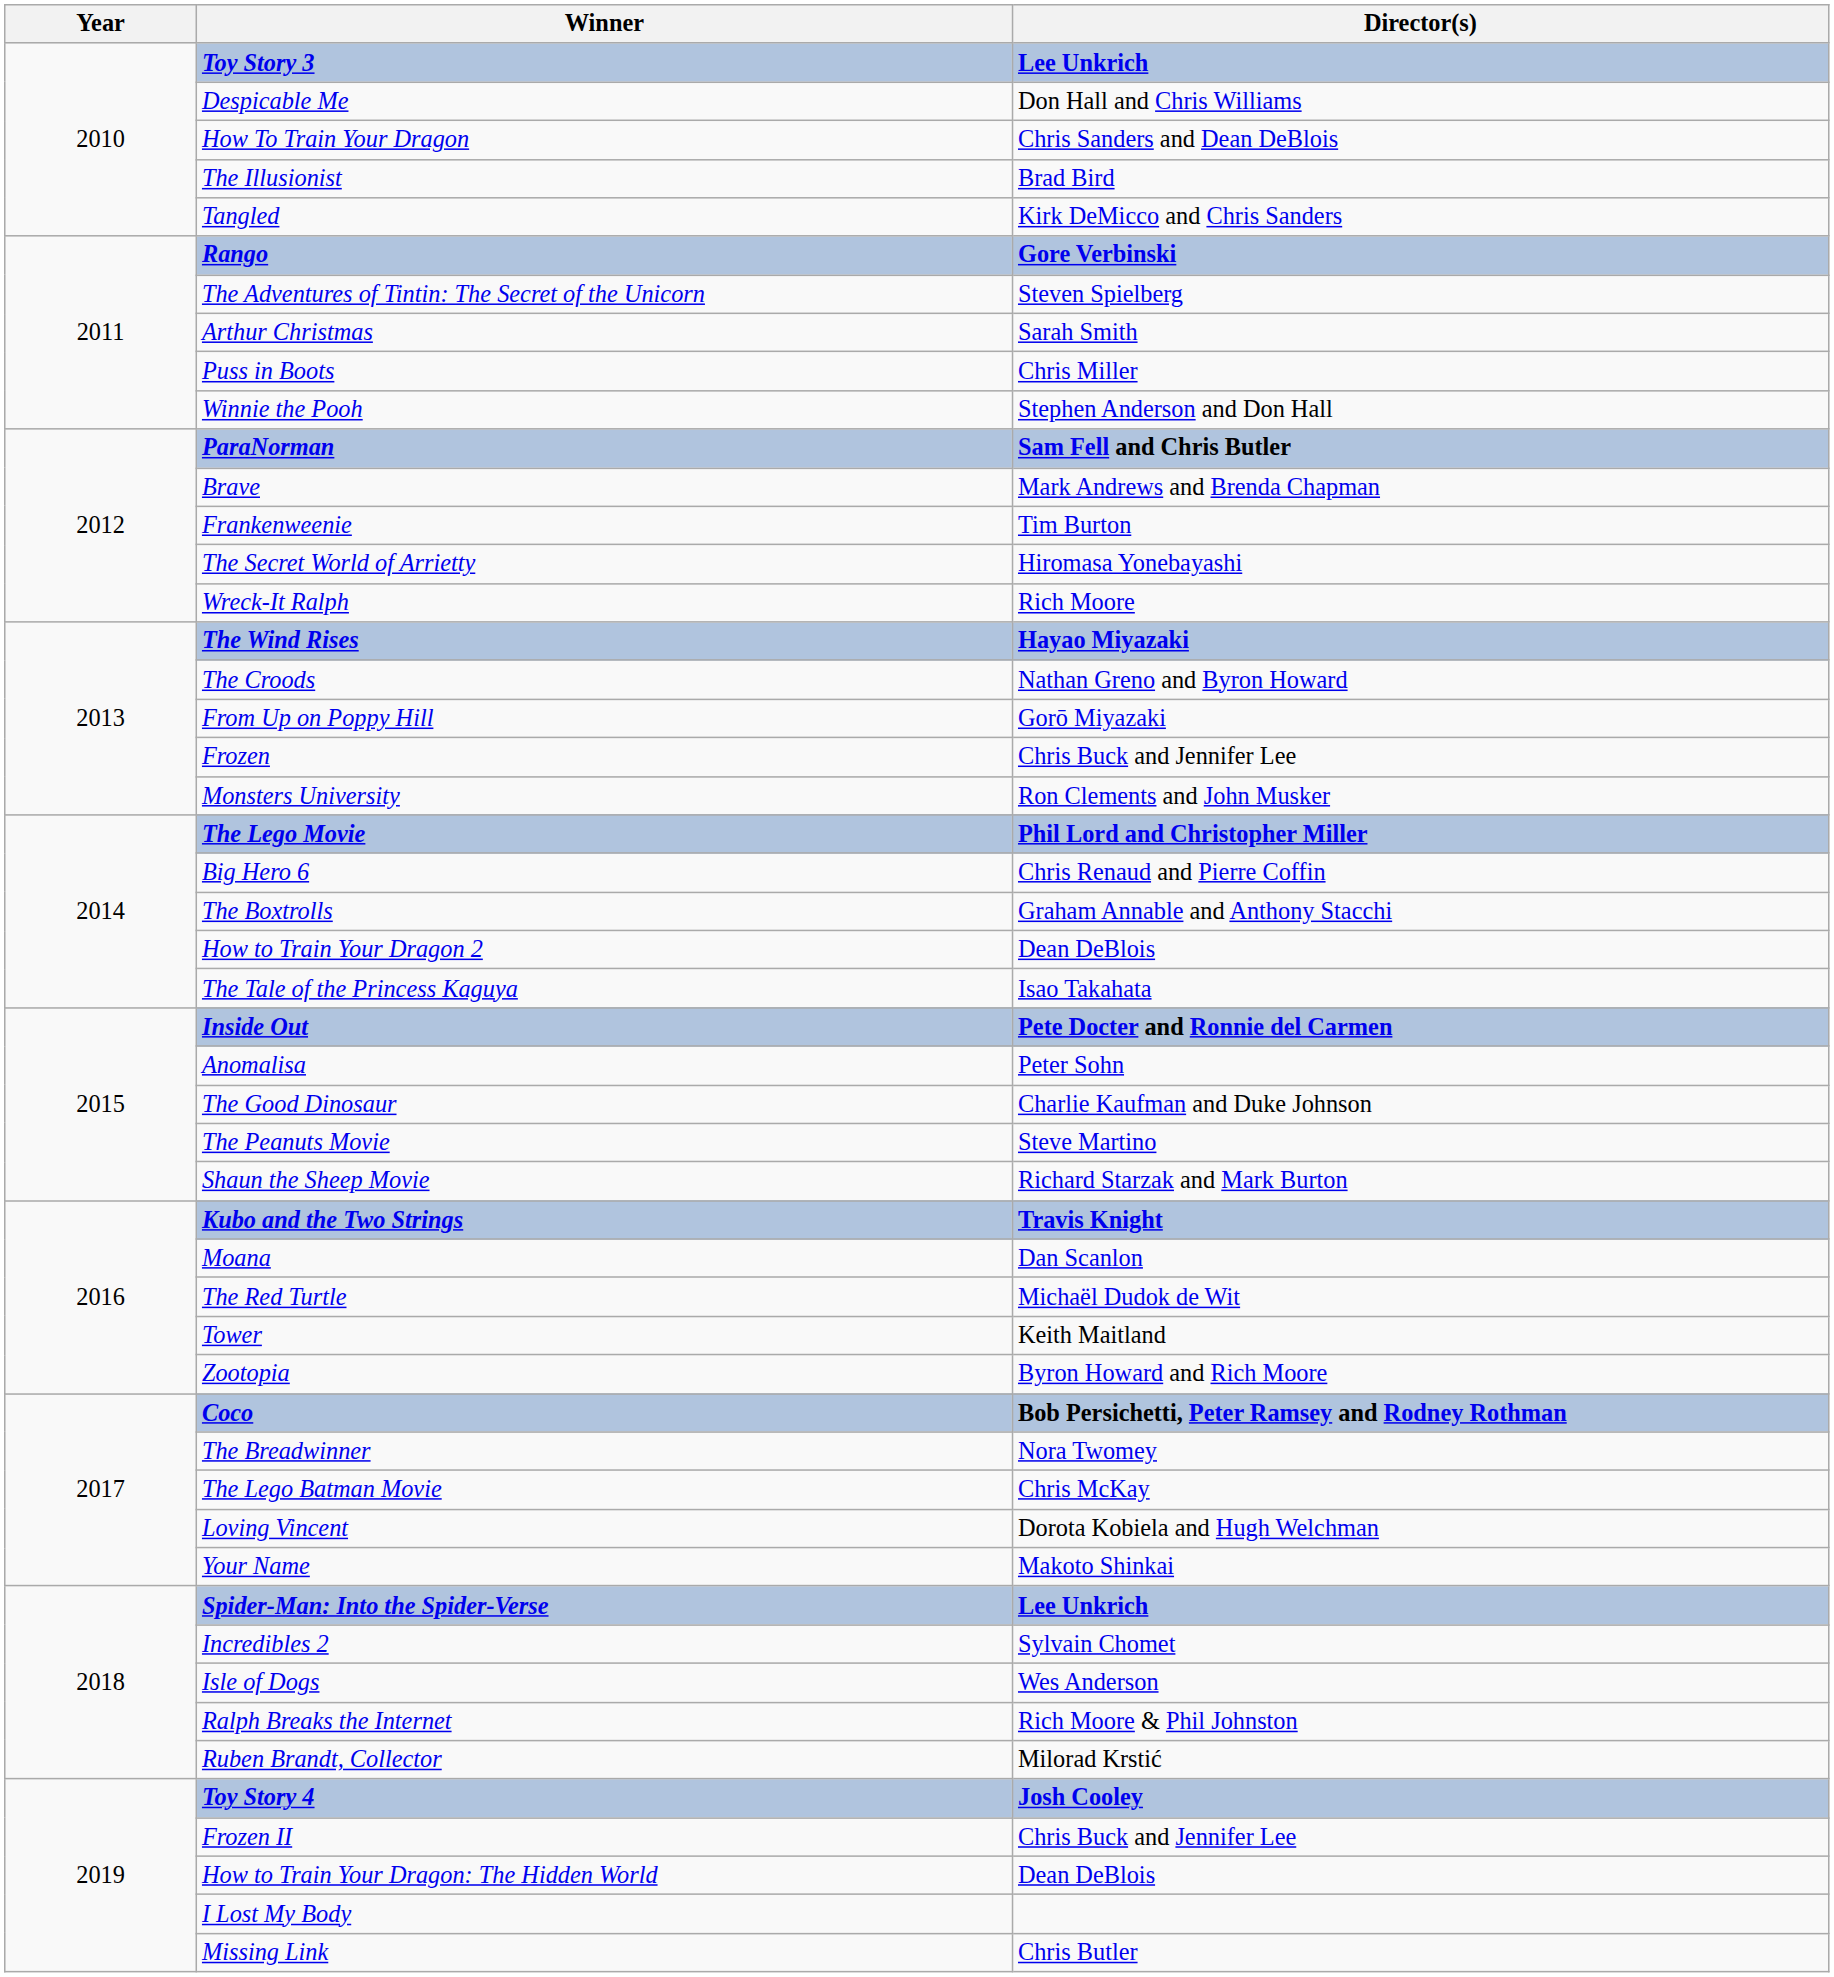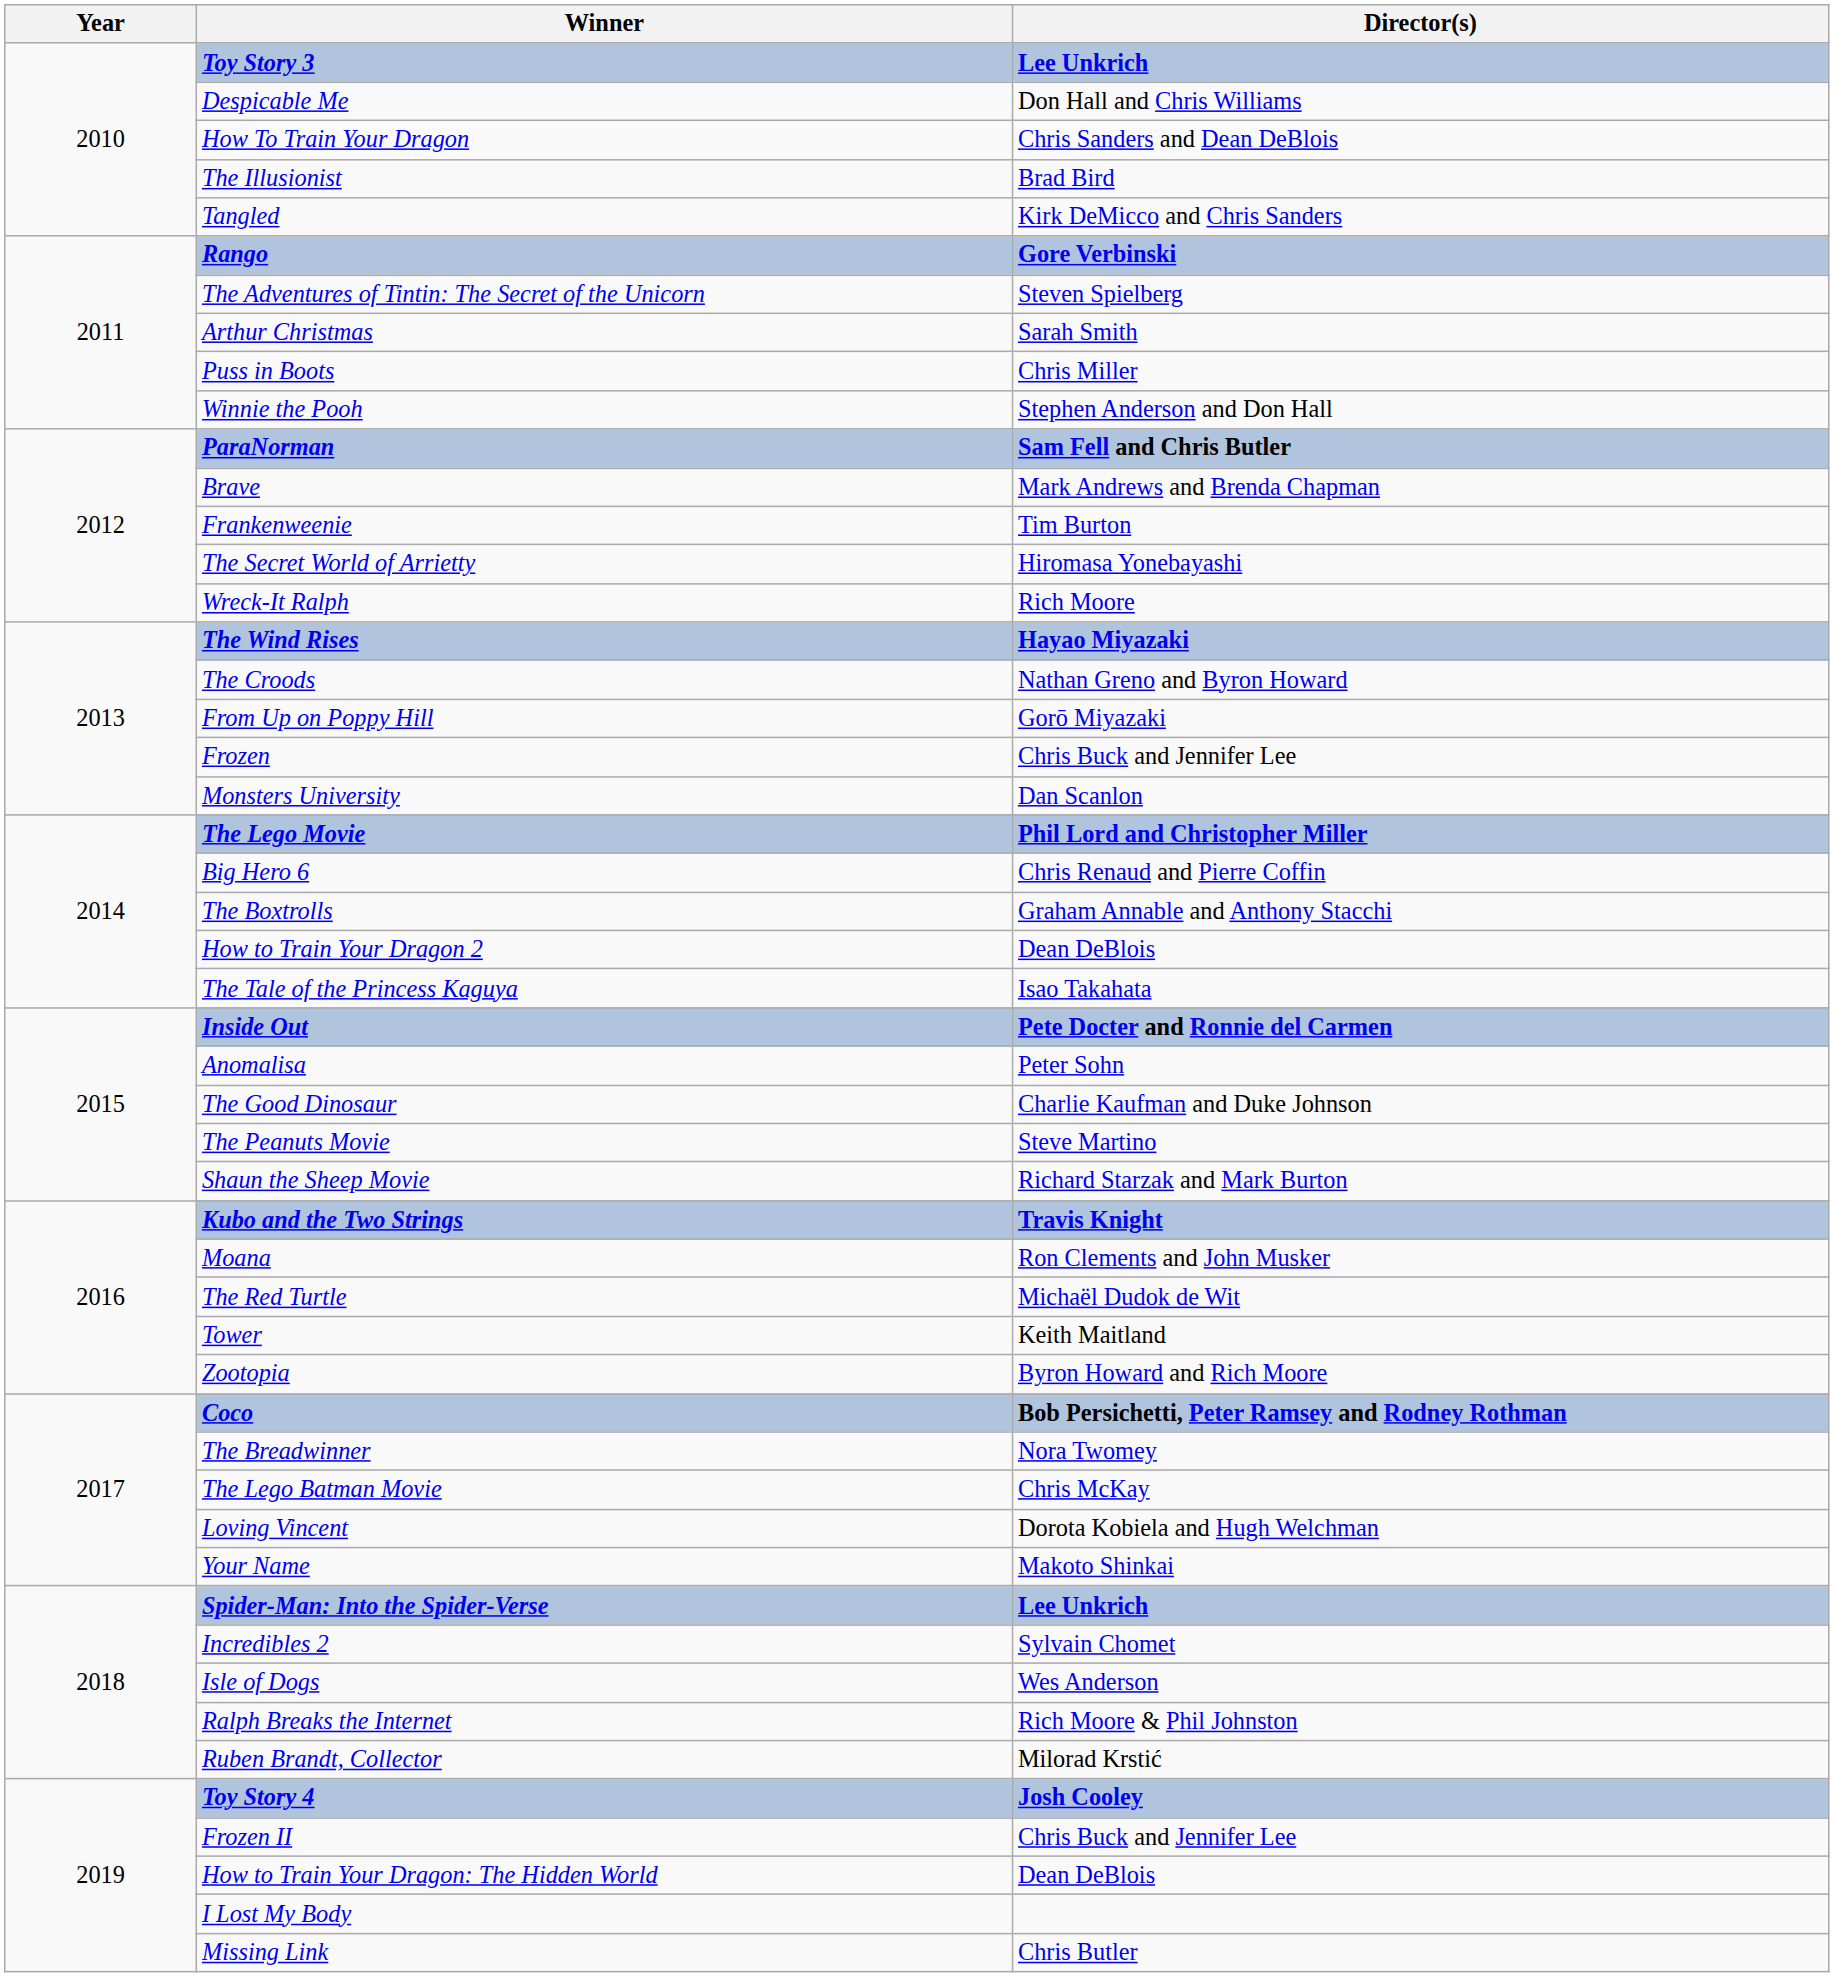(1174, 795) Ron Clements and John Musker -> (1080, 795) Dan Scanlon
(1080, 1258) Dan Scanlon -> (1174, 1258) Ron Clements and John Musker
